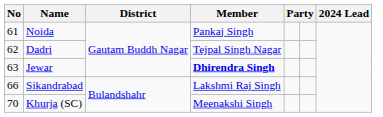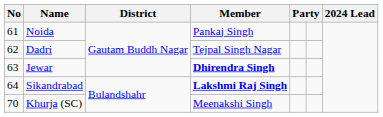(13, 85) 66 -> (13, 85) 64
(237, 85) normal -> (240, 85) bold
